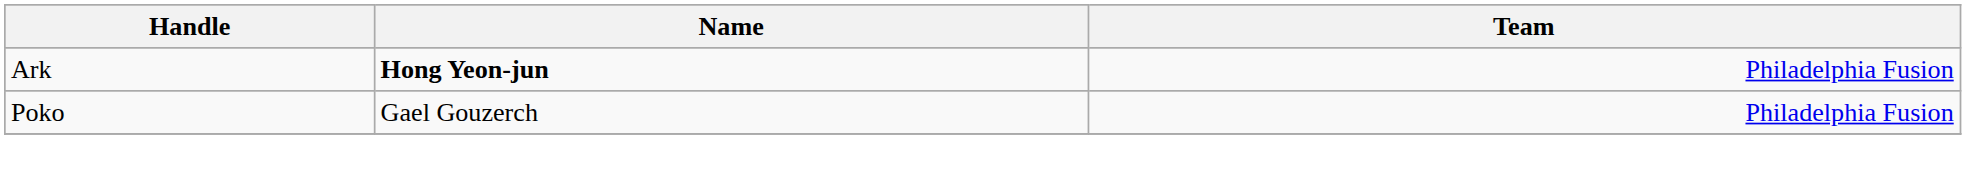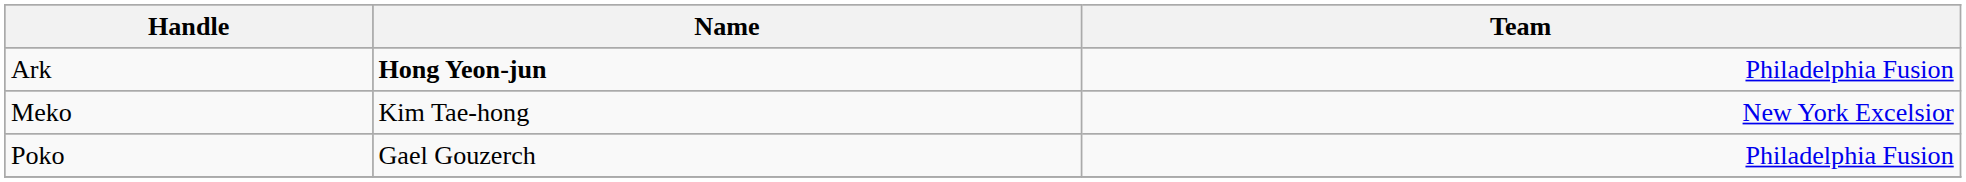+ row: (41, 112)
